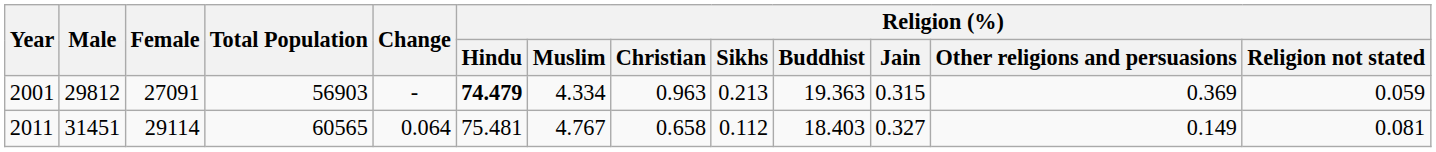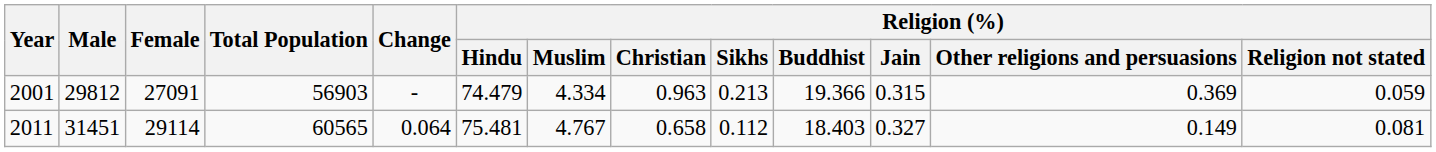(492, 92) bold -> (492, 92) normal
(834, 92) 19.363 -> (834, 92) 19.366
